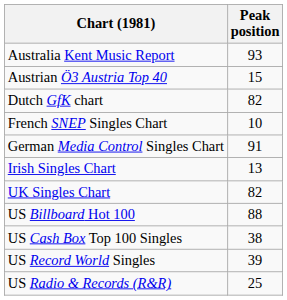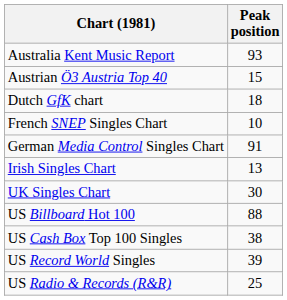(255, 100) 82 -> (255, 100) 18
(255, 191) 82 -> (255, 191) 30
